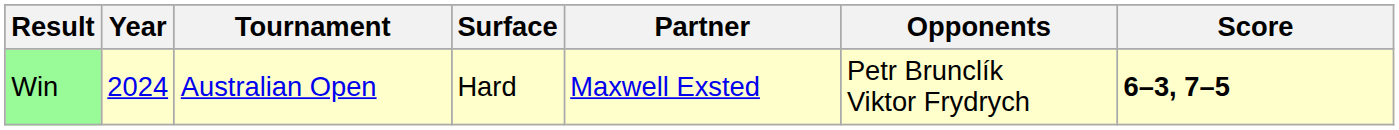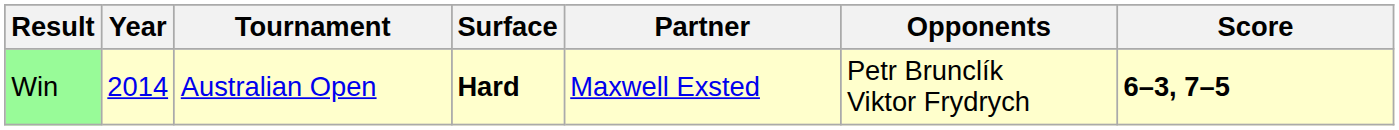(138, 86) 2024 -> (138, 86) 2014
(487, 86) normal -> (489, 86) bold
